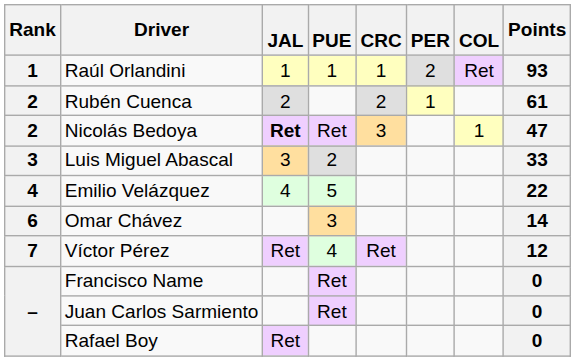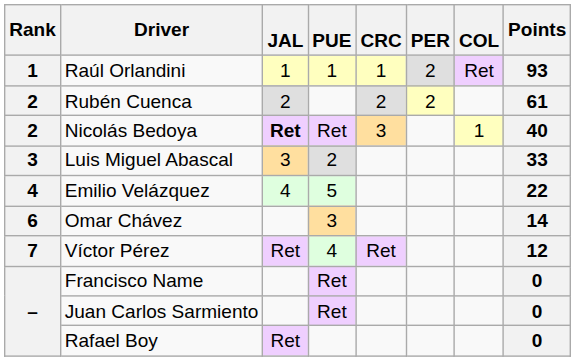(430, 100) 1 -> (430, 100) 2
(537, 130) 47 -> (537, 130) 40
